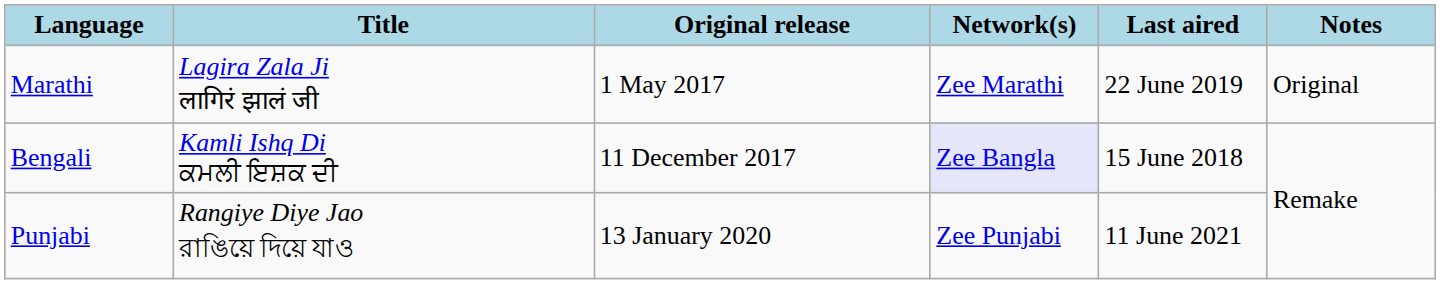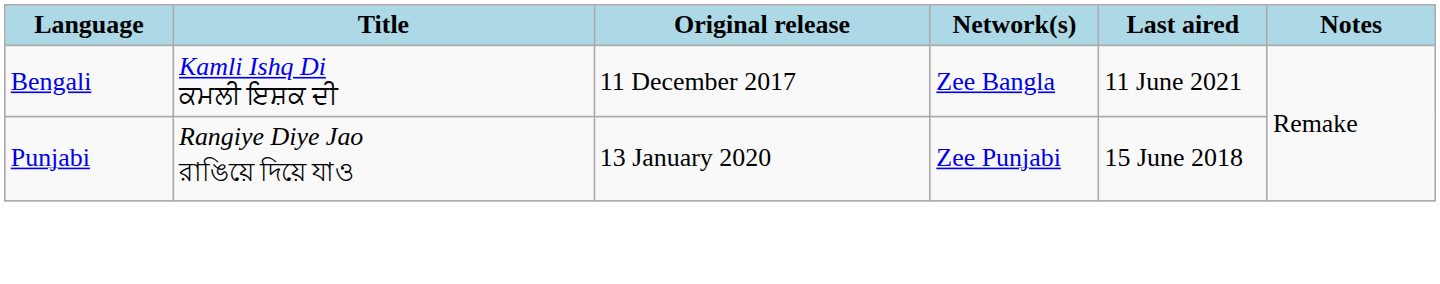- row: (52, 83)
(996, 157) lavender background -> (996, 80) no background
(1174, 157) 15 June 2018 -> (1173, 80) 11 June 2021
(1173, 235) 11 June 2021 -> (1174, 158) 15 June 2018
